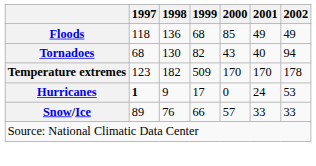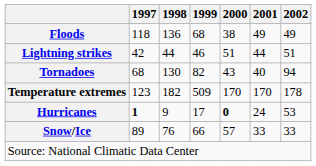(229, 33) 85 -> (229, 33) 38
+ row: (67, 53)
(226, 92) normal -> (226, 111) bold
